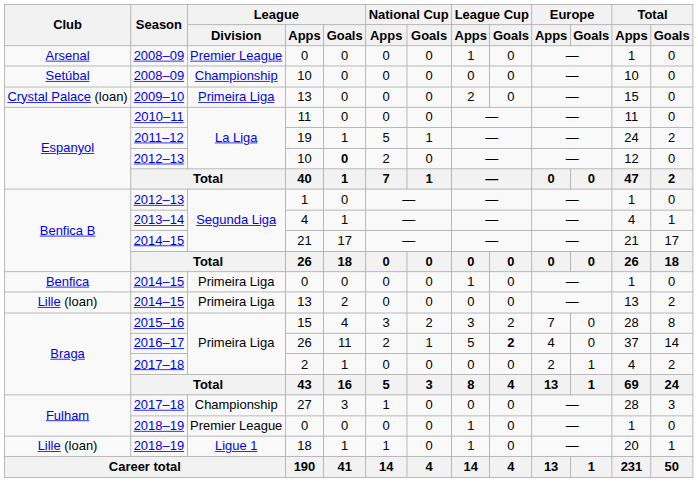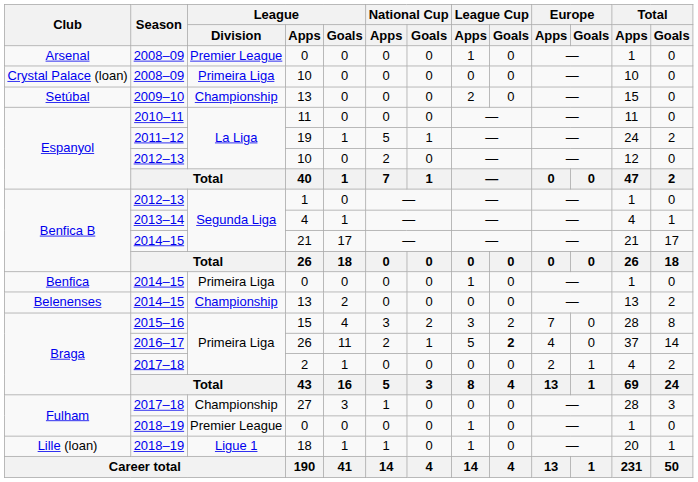(68, 76) Setúbal -> (68, 76) Crystal Palace (loan)
(236, 76) Championship -> (236, 76) Primeira Liga
(68, 96) Crystal Palace (loan) -> (68, 96) Setúbal
(236, 96) Primeira Liga -> (236, 96) Championship
(345, 158) bold -> (345, 158) normal
(68, 302) Lille (loan) -> (68, 302) Belenenses
(236, 302) Primeira Liga -> (236, 302) Championship
